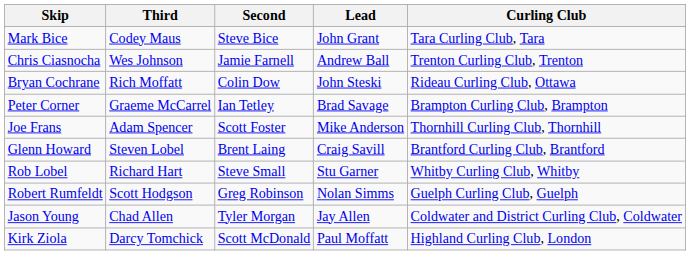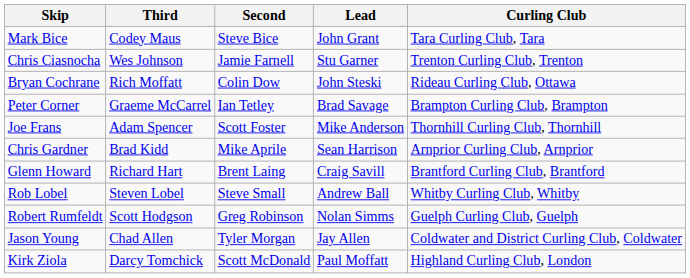(353, 60) Andrew Ball -> (348, 60) Stu Garner
+ row: (48, 149)
(147, 149) Steven Lobel -> (146, 171) Richard Hart
(146, 171) Richard Hart -> (147, 194) Steven Lobel
(348, 171) Stu Garner -> (353, 194) Andrew Ball
